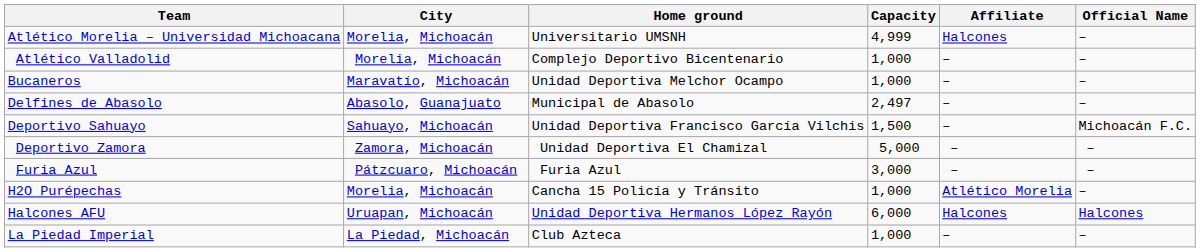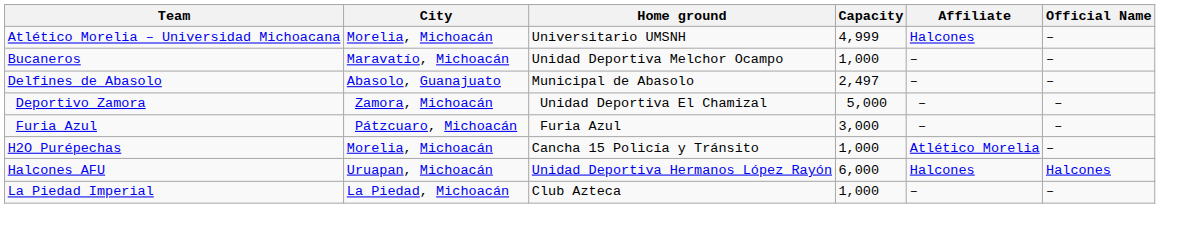- row: (93, 60)
- row: (77, 126)
